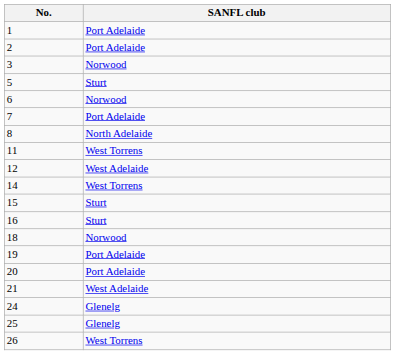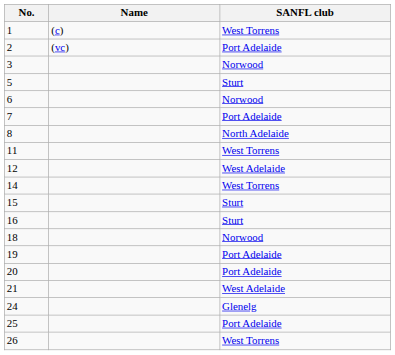+ column: (134, 13)
(115, 30) Port Adelaide -> (251, 30) West Torrens
(103, 323) Glenelg -> (252, 323) Port Adelaide
